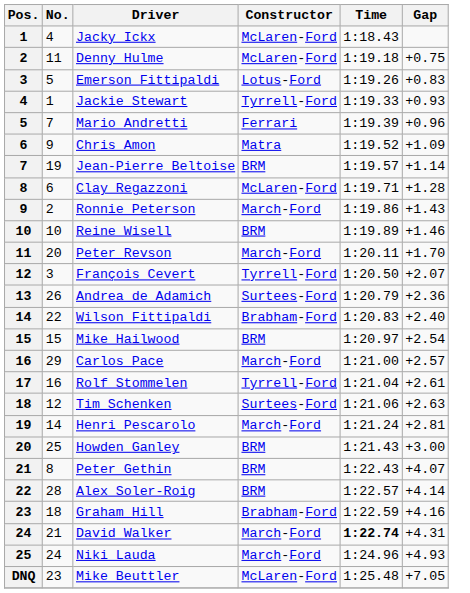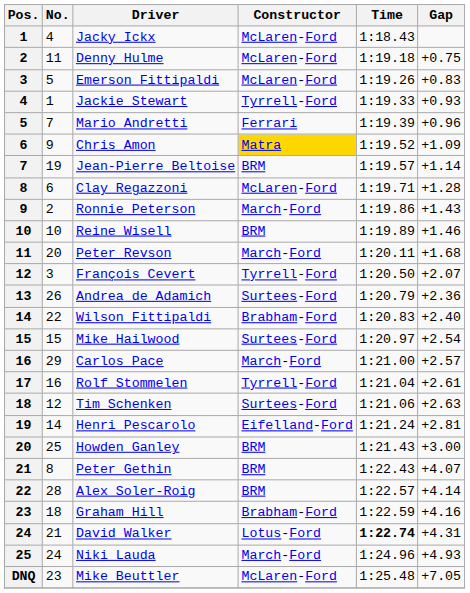(281, 80) Lotus-Ford -> (289, 80) McLaren-Ford
(261, 145) no background -> (261, 145) gold background
(425, 253) +1.70 -> (441, 253) +1.68
(253, 339) BRM -> (289, 339) Surtees-Ford
(281, 426) March-Ford -> (297, 426) Eifelland-Ford
(281, 534) March-Ford -> (281, 534) Lotus-Ford
